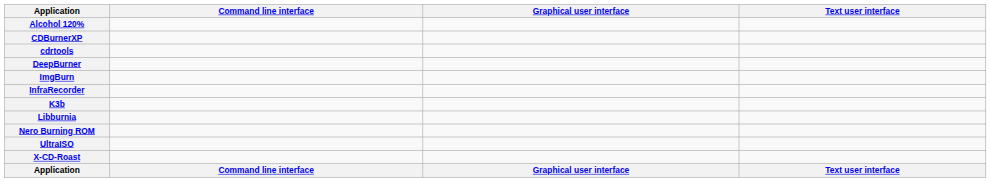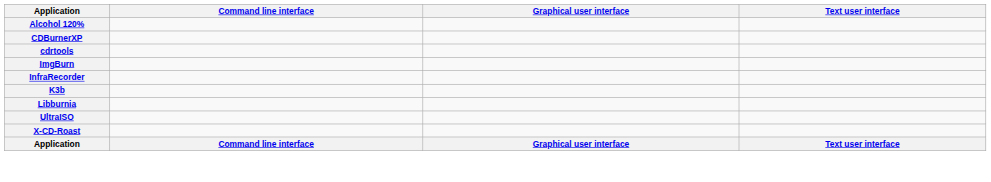- row: (57, 64)
- row: (57, 130)
